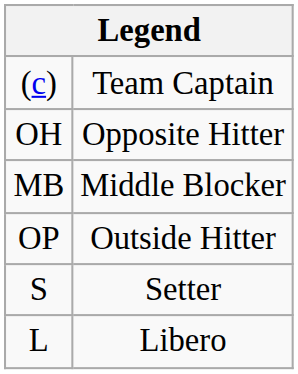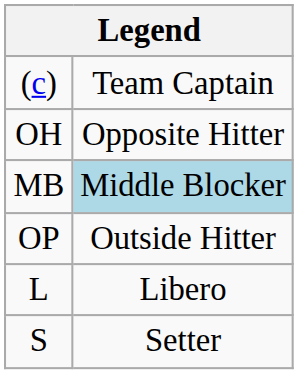(183, 185) no background -> (183, 185) lightblue background
rows swapped: (39, 289) <-> (39, 340)
